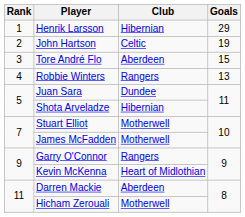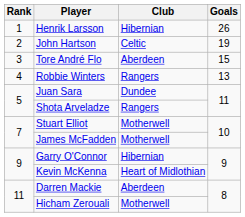(224, 28) 29 -> (224, 28) 26
(142, 108) Hibernian -> (140, 108) Rangers
(140, 156) Rangers -> (142, 156) Hibernian
